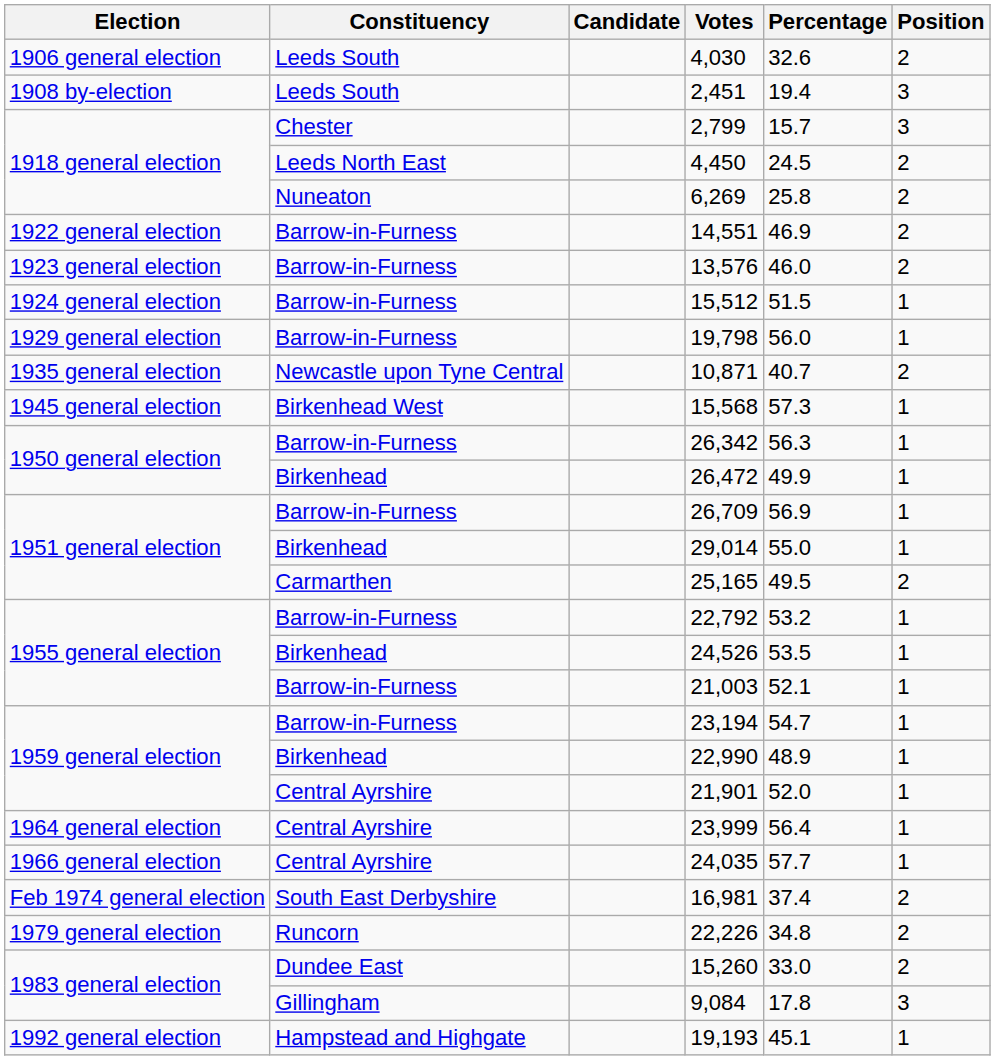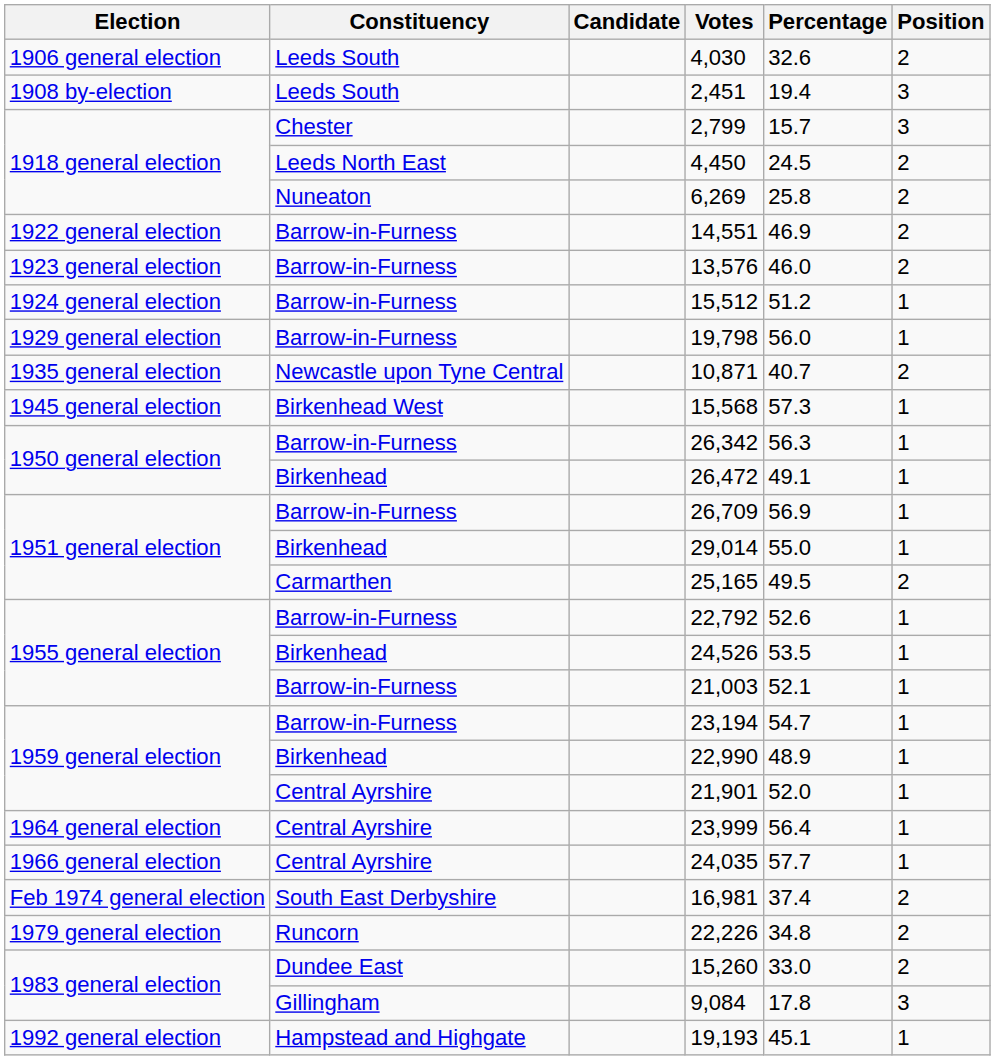(790, 302) 51.5 -> (790, 302) 51.2
(790, 477) 49.9 -> (790, 477) 49.1
(790, 617) 53.2 -> (790, 617) 52.6
